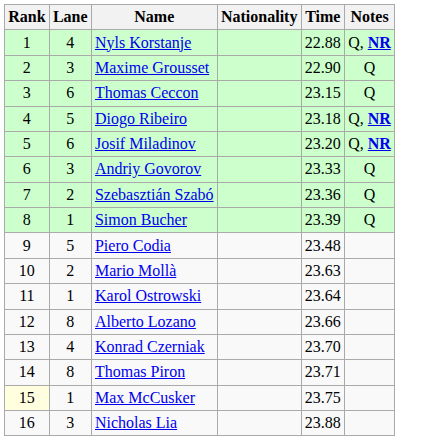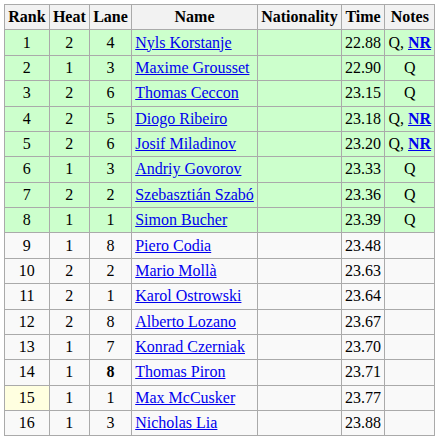+ column: (69, 17)
(70, 245) 5 -> (110, 245) 8
(323, 321) 23.66 -> (363, 321) 23.67
(70, 347) 4 -> (110, 347) 7
(70, 372) normal -> (110, 372) bold
(323, 397) 23.75 -> (363, 397) 23.77
